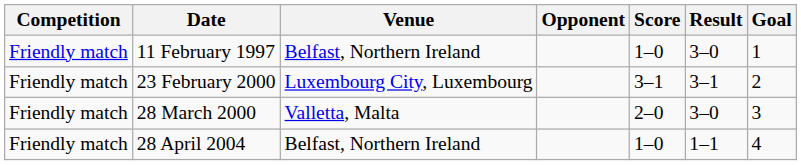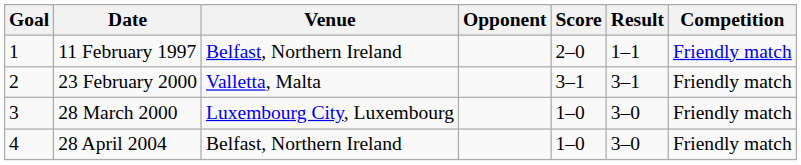columns swapped: (772, 19) <-> (68, 19)
(649, 50) 1–0 -> (570, 50) 2–0
(704, 50) 3–0 -> (625, 50) 1–1
(409, 81) Luxembourg City, Luxembourg -> (263, 81) Valletta, Malta
(342, 112) Valletta, Malta -> (330, 112) Luxembourg City, Luxembourg
(649, 112) 2–0 -> (570, 112) 1–0
(704, 143) 1–1 -> (625, 143) 3–0
